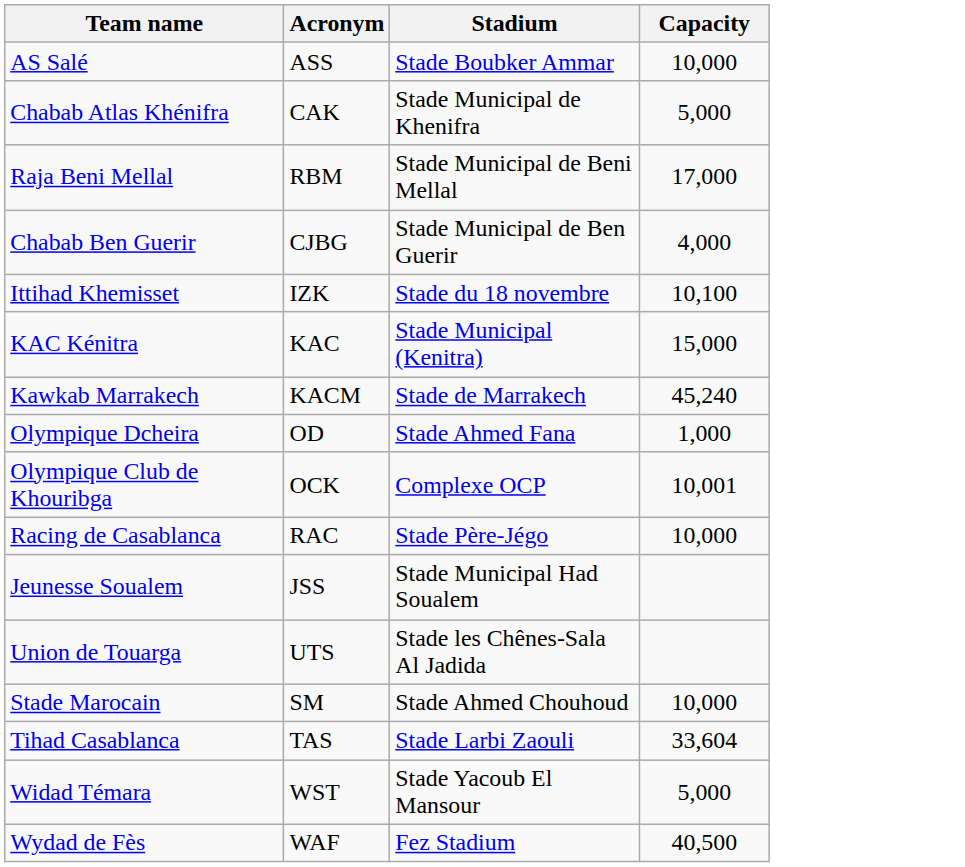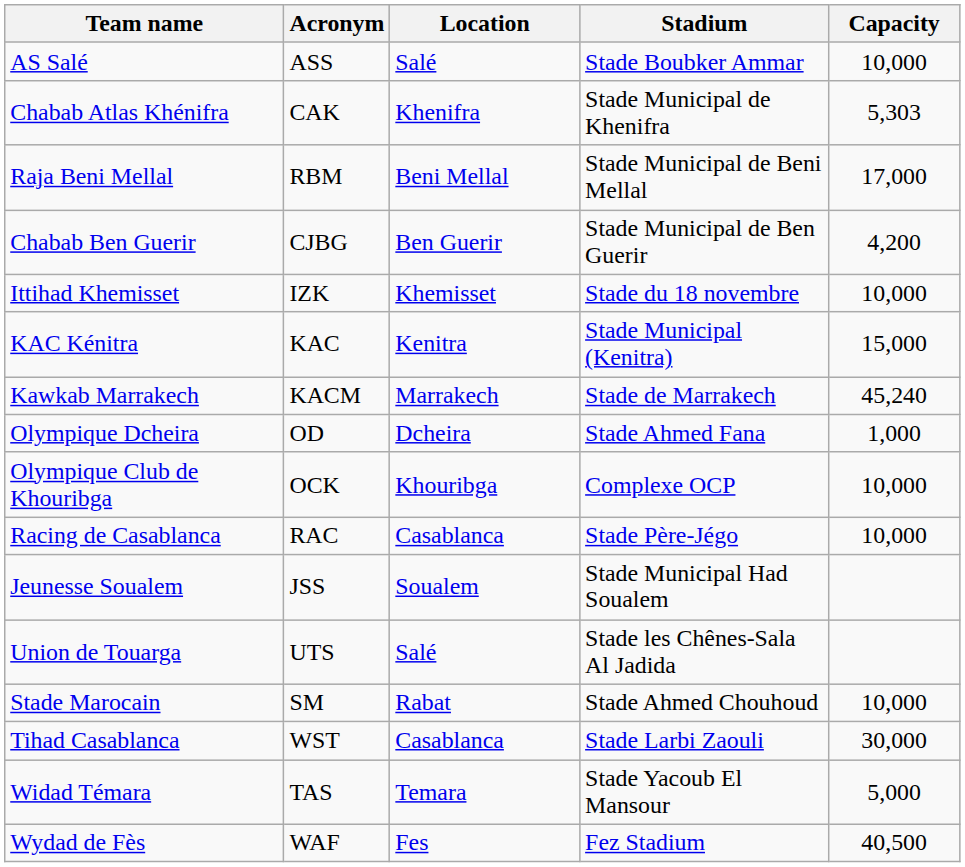+ column: (485, 23)
(704, 112) 5,000 -> (894, 112) 5,303
(704, 241) 4,000 -> (894, 241) 4,200
(704, 292) 10,100 -> (894, 292) 10,000
(704, 484) 10,001 -> (894, 484) 10,000
(311, 740) TAS -> (315, 740) WST
(704, 740) 33,604 -> (894, 740) 30,000
(315, 791) WST -> (311, 791) TAS
